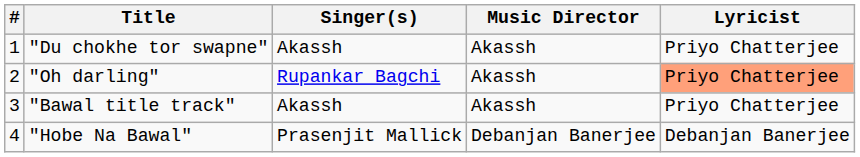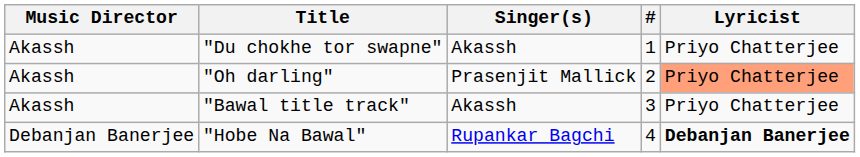columns swapped: (15, 20) <-> (563, 20)
(359, 78) Rupankar Bagchi -> (544, 78) Prasenjit Mallick
(370, 137) Prasenjit Mallick -> (533, 137) Rupankar Bagchi
(757, 137) normal -> (757, 137) bold
